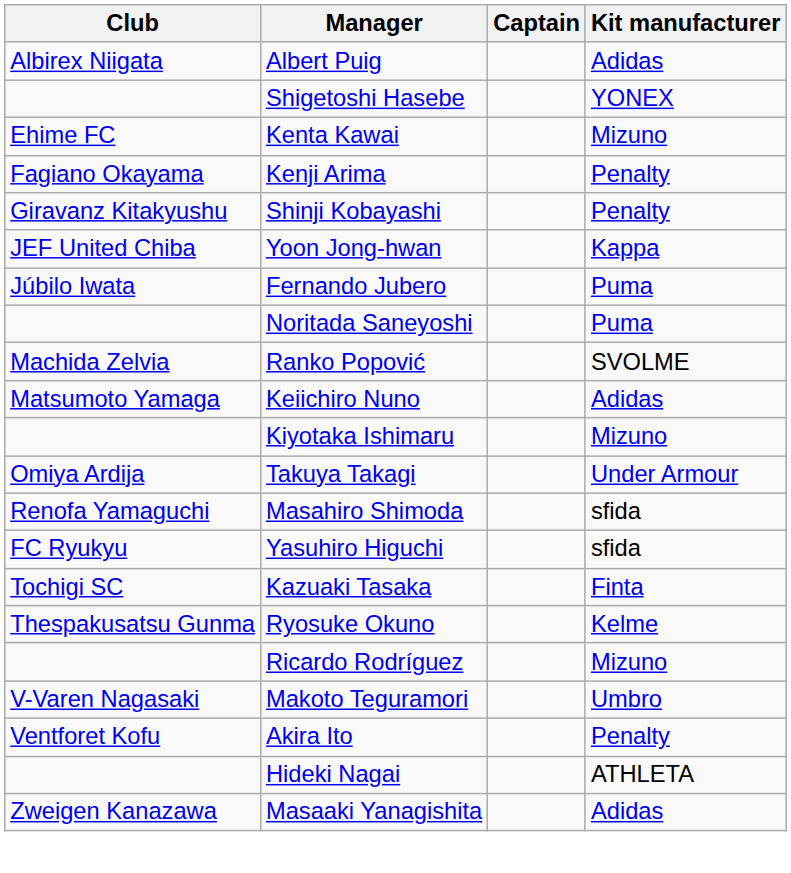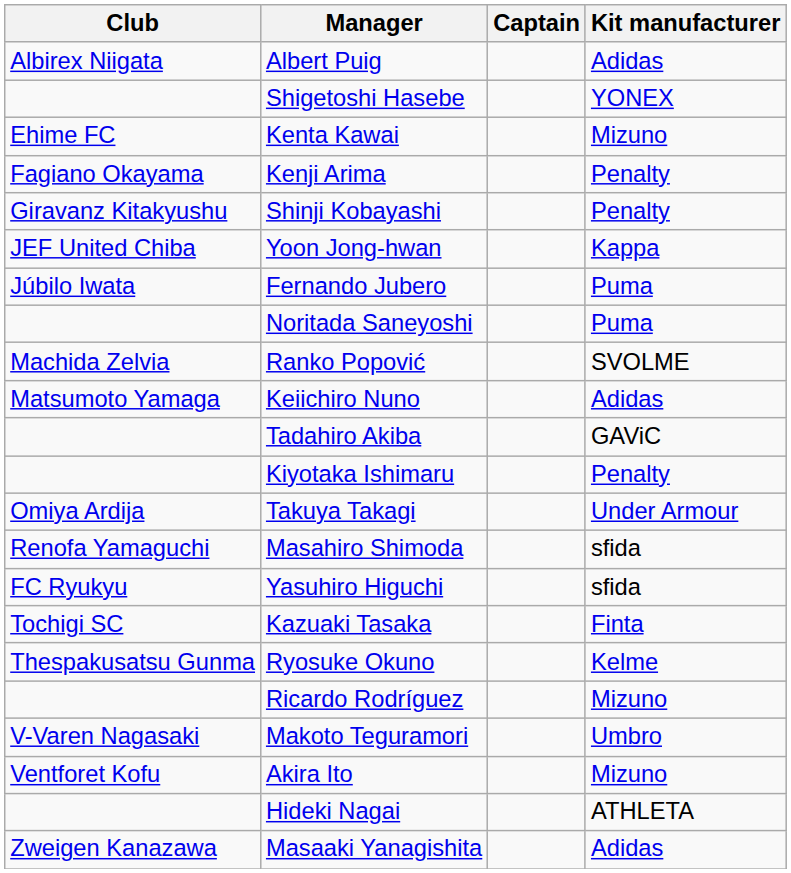+ row: (344, 436)
(629, 436) Mizuno -> (630, 473) Penalty
(630, 736) Penalty -> (629, 774) Mizuno
